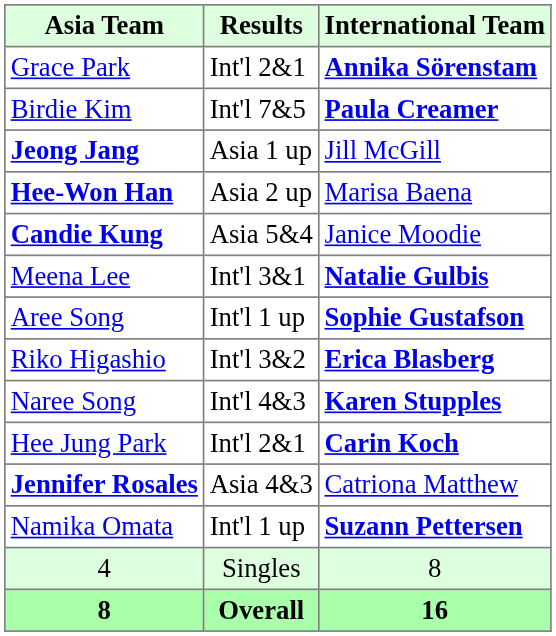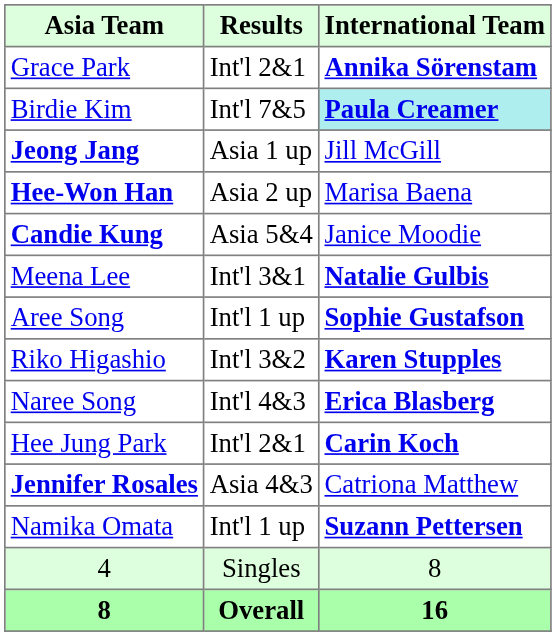(411, 108) no background -> (411, 108) paleturquoise background
(409, 359) Erica Blasberg -> (413, 359) Karen Stupples
(413, 401) Karen Stupples -> (409, 401) Erica Blasberg
